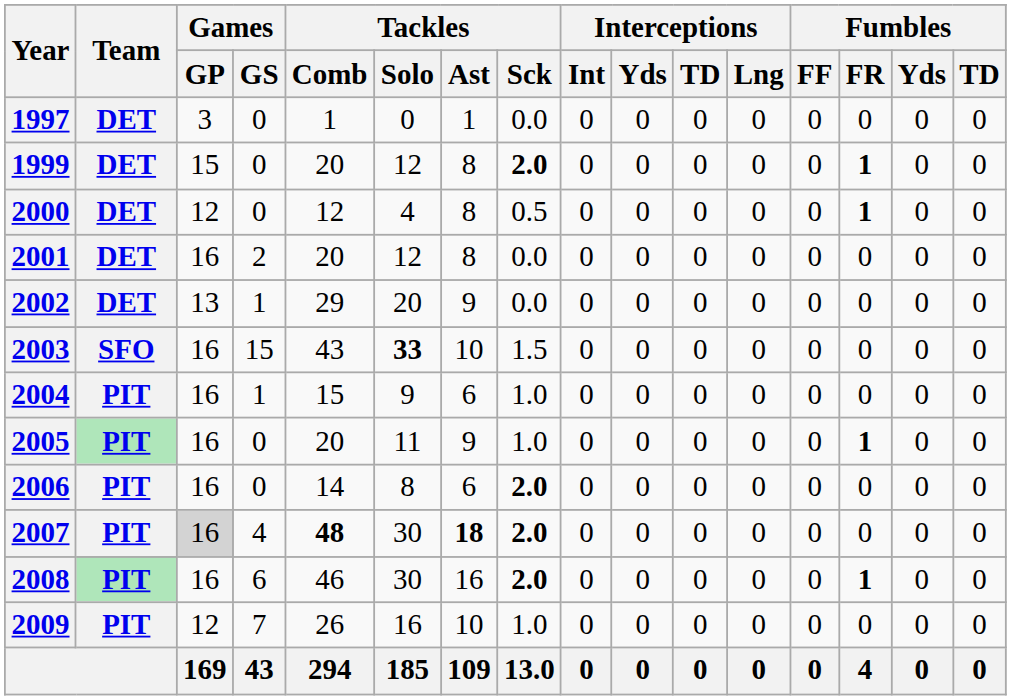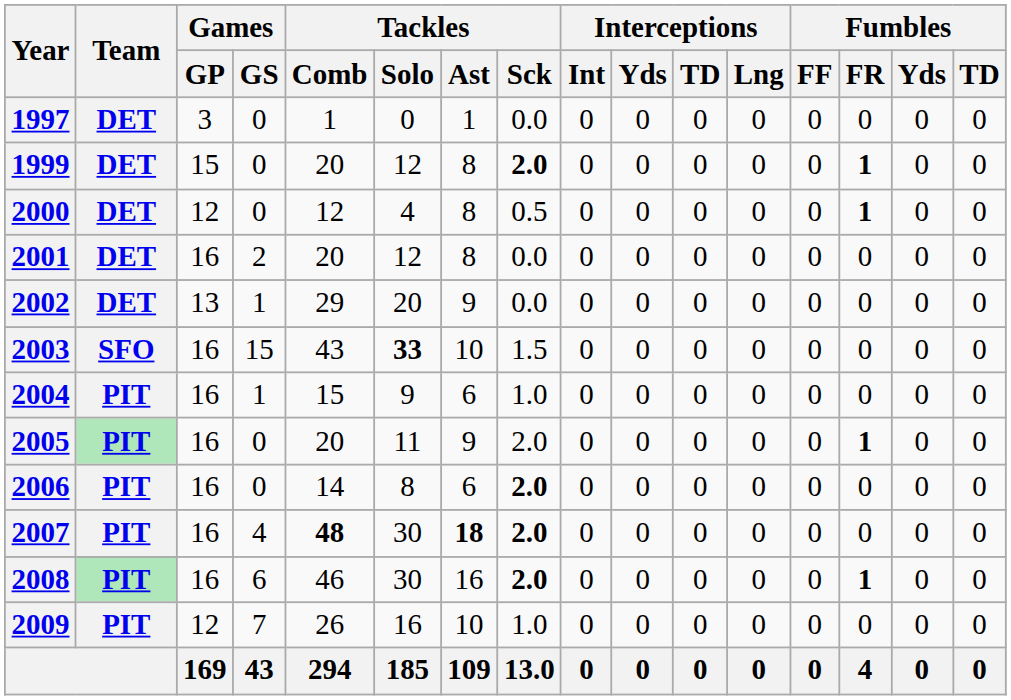(529, 440) 1.0 -> (529, 440) 2.0
(205, 532) lightgrey background -> (205, 532) no background
